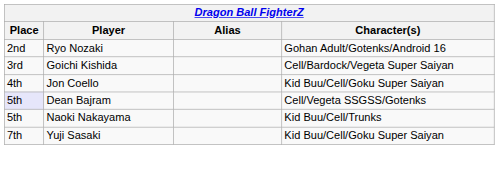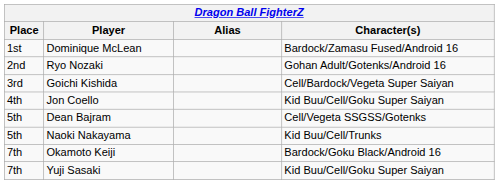+ row: (94, 48)
(15, 100) lavender background -> (15, 118) no background
+ row: (81, 153)
